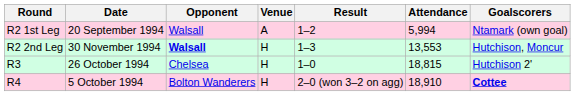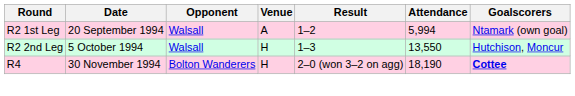(114, 47) 30 November 1994 -> (106, 47) 5 October 1994
(187, 47) bold -> (186, 47) normal
(425, 47) 13,553 -> (425, 47) 13,550
- row: (14, 64)
(106, 82) 5 October 1994 -> (114, 64) 30 November 1994
(425, 82) 18,910 -> (425, 64) 18,190
